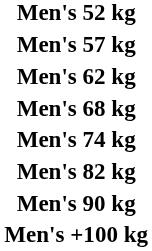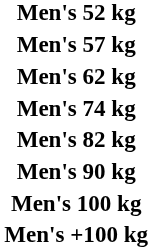- row: (76, 108)
+ row: (76, 203)
